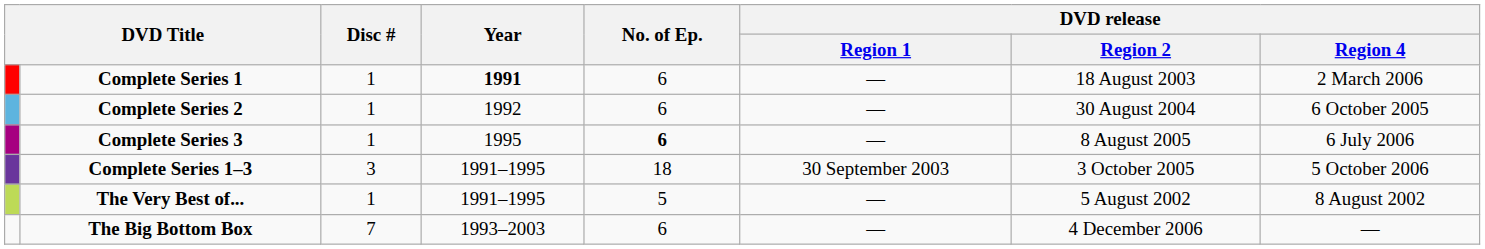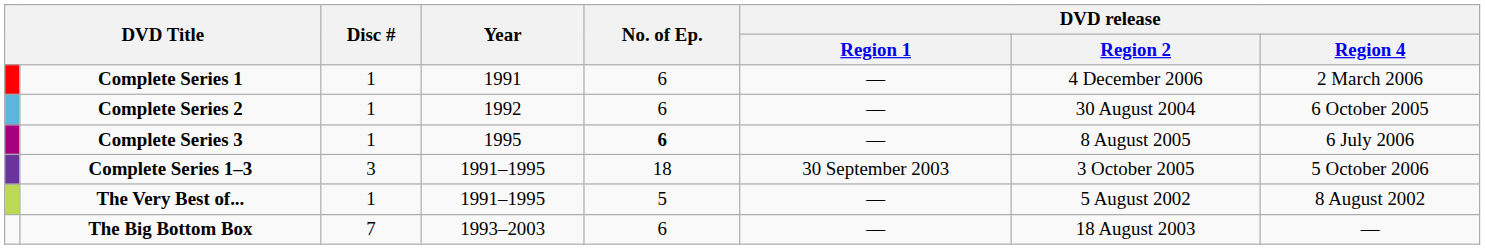(503, 79) bold -> (503, 79) normal
(1136, 79) 18 August 2003 -> (1136, 79) 4 December 2006
(1136, 229) 4 December 2006 -> (1136, 229) 18 August 2003
